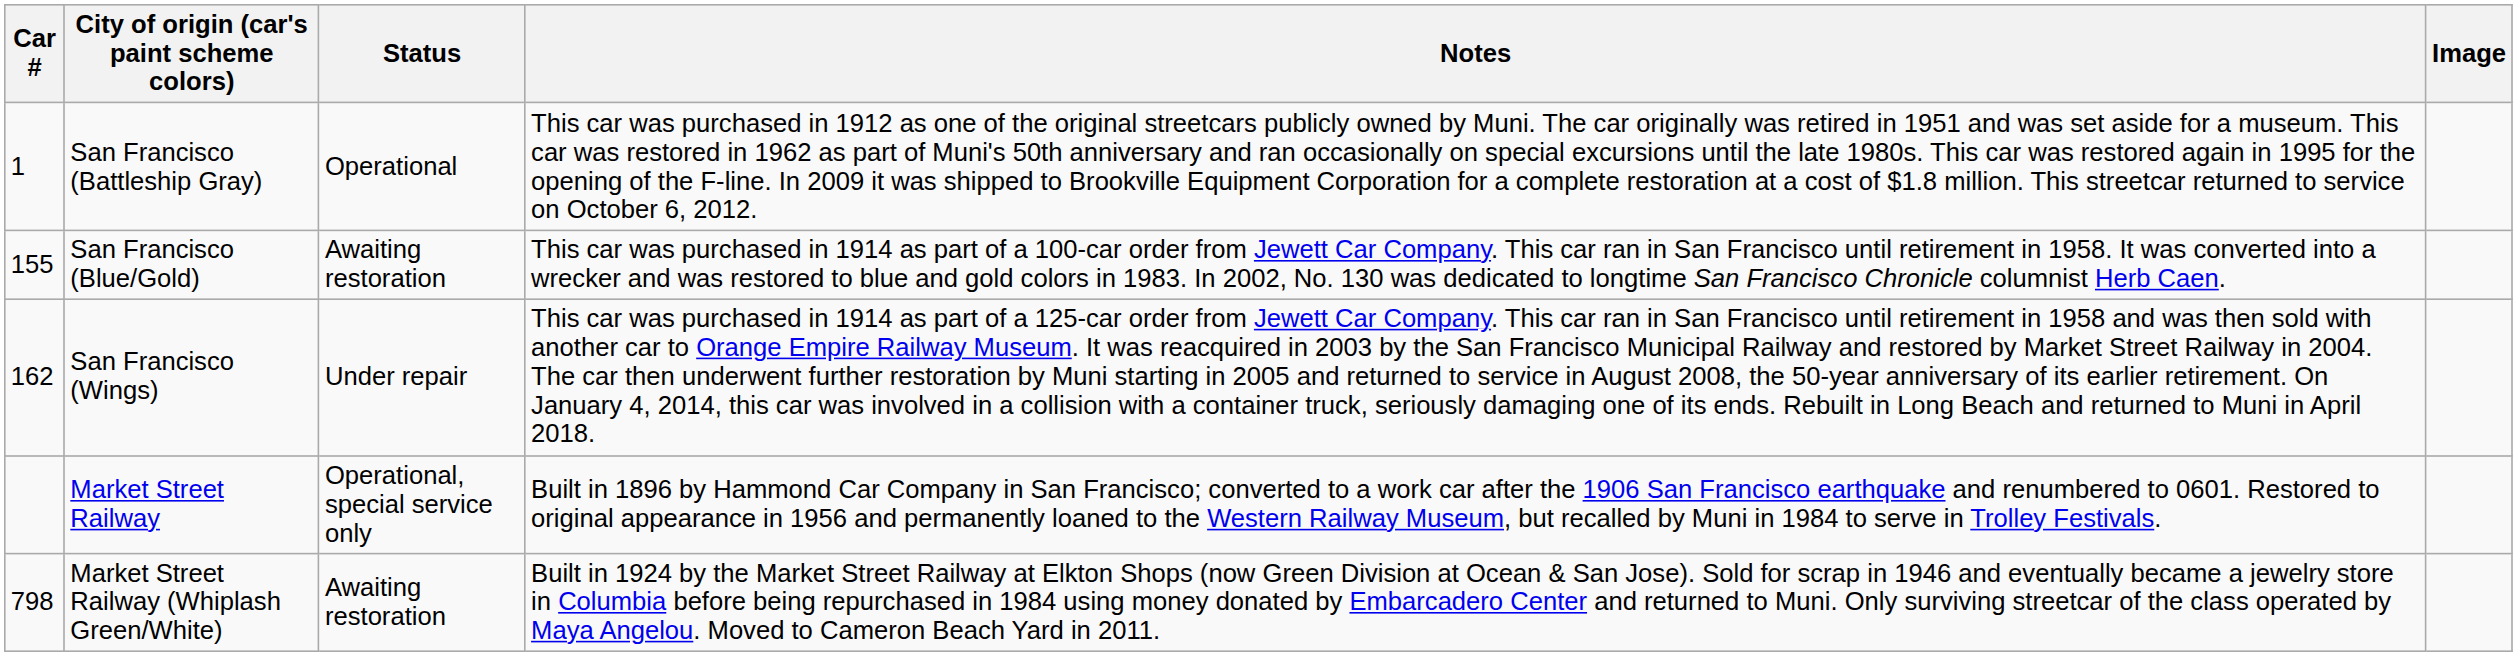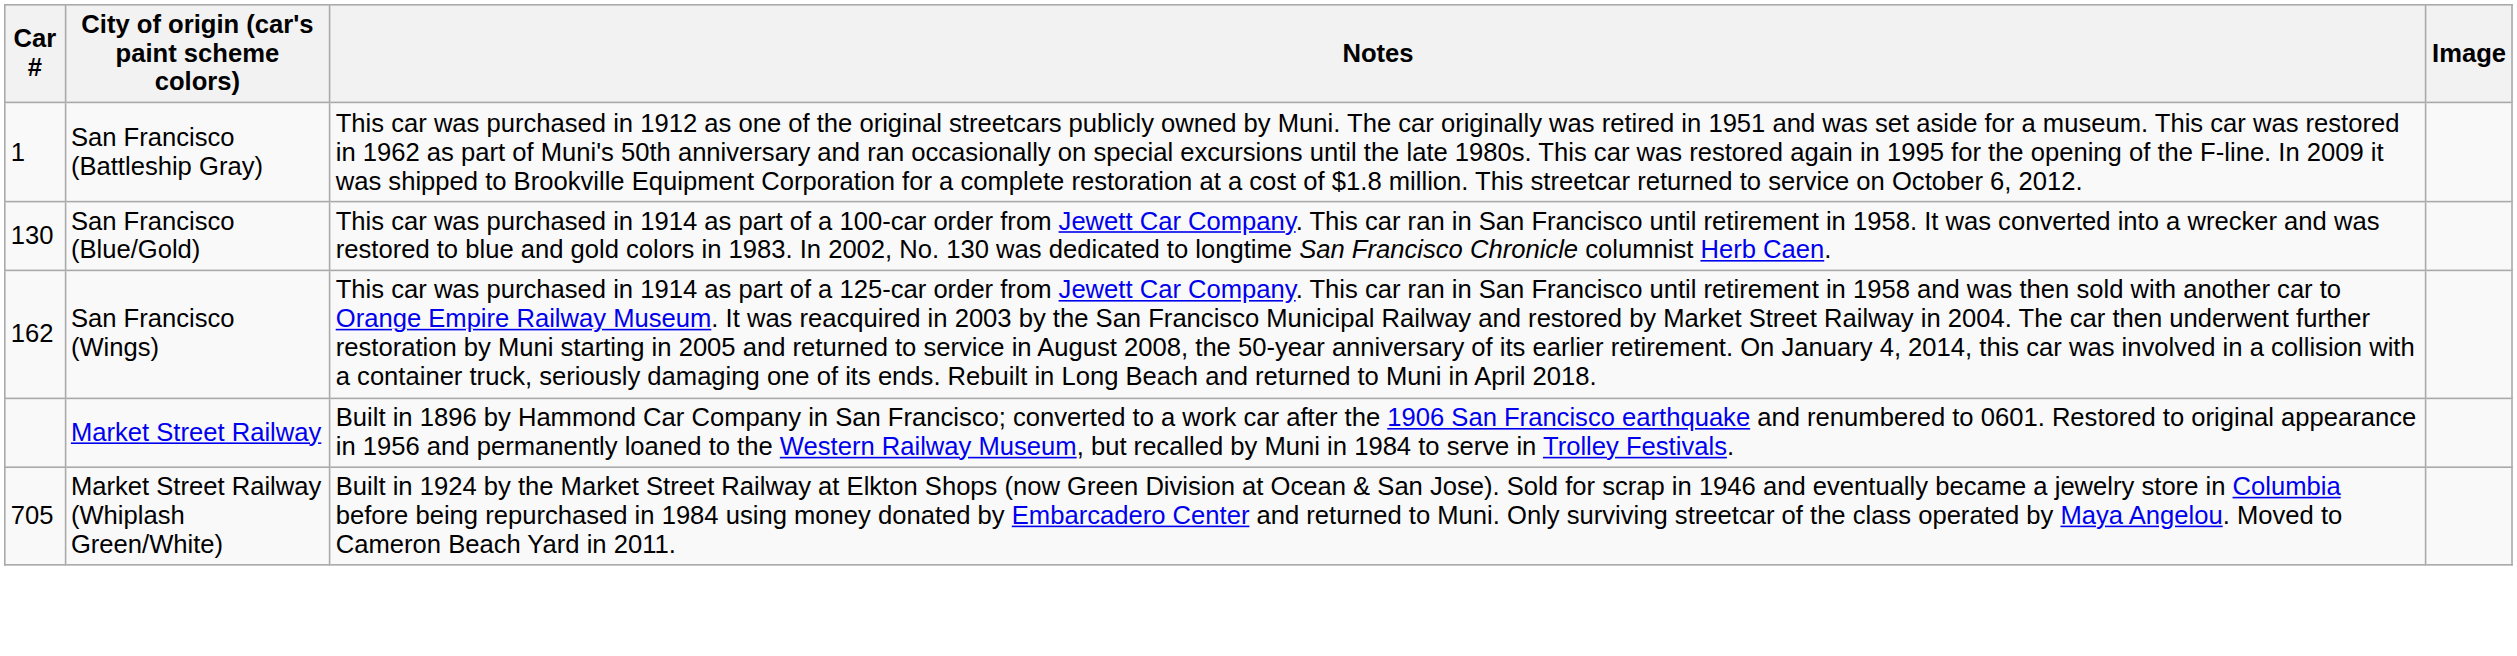- column: (422, 53)
(32, 264) 155 -> (32, 235) 130
(32, 602) 798 -> (32, 515) 705
